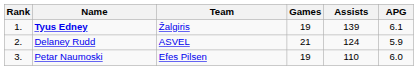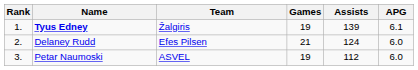(174, 42) ASVEL -> (183, 42) Efes Pilsen
(396, 42) 5.9 -> (396, 42) 6.0
(183, 57) Efes Pilsen -> (174, 57) ASVEL
(351, 57) 110 -> (351, 57) 112
